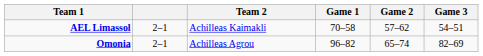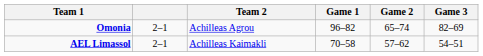rows swapped: (100, 28) <-> (114, 43)
